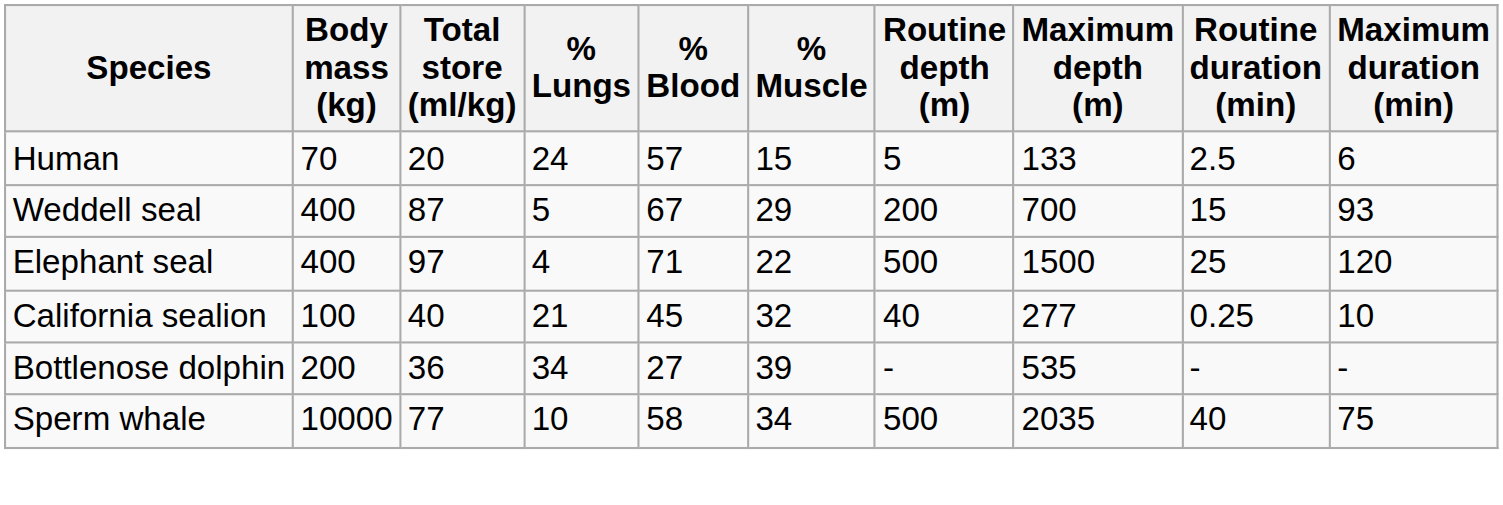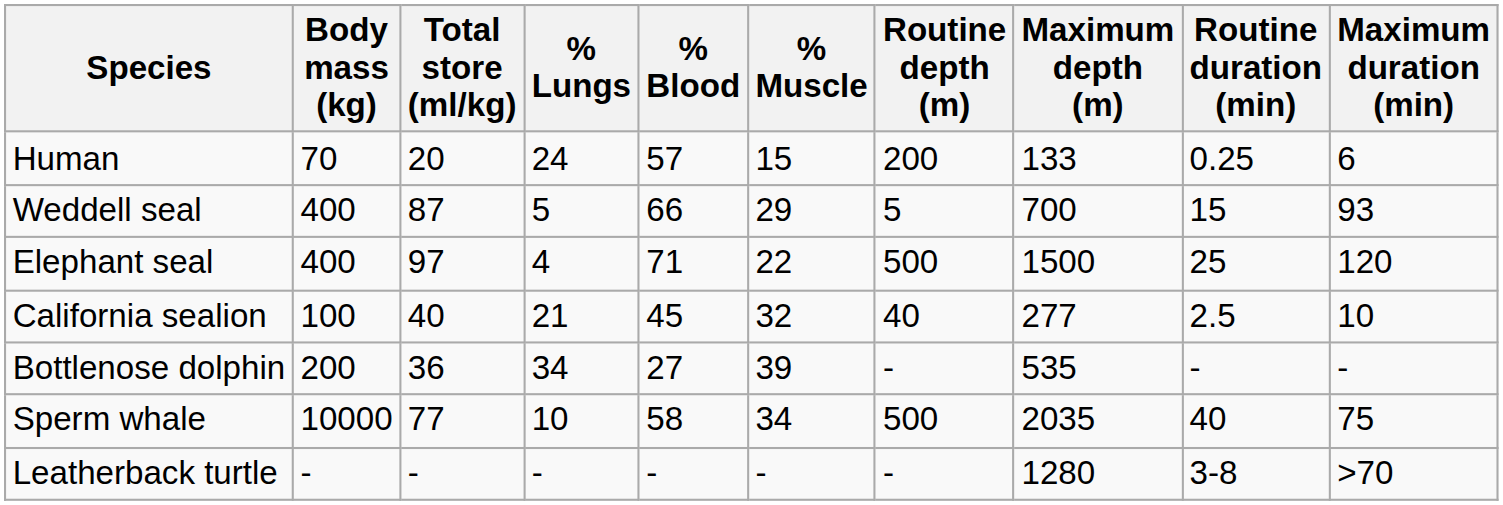(892, 157) 5 -> (911, 157) 200
(1213, 157) 2.5 -> (1222, 157) 0.25
(665, 210) 67 -> (665, 210) 66
(911, 210) 200 -> (892, 210) 5
(1222, 315) 0.25 -> (1213, 315) 2.5
+ row: (145, 472)
